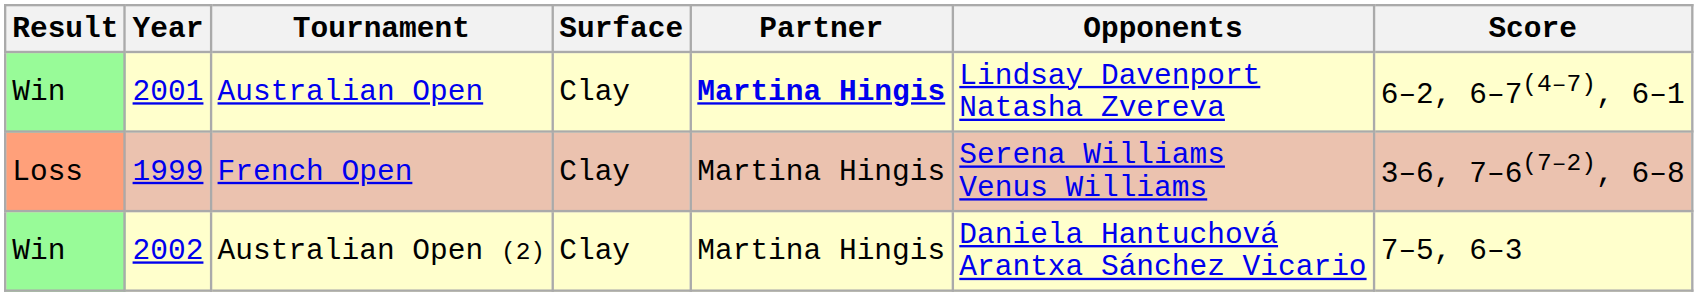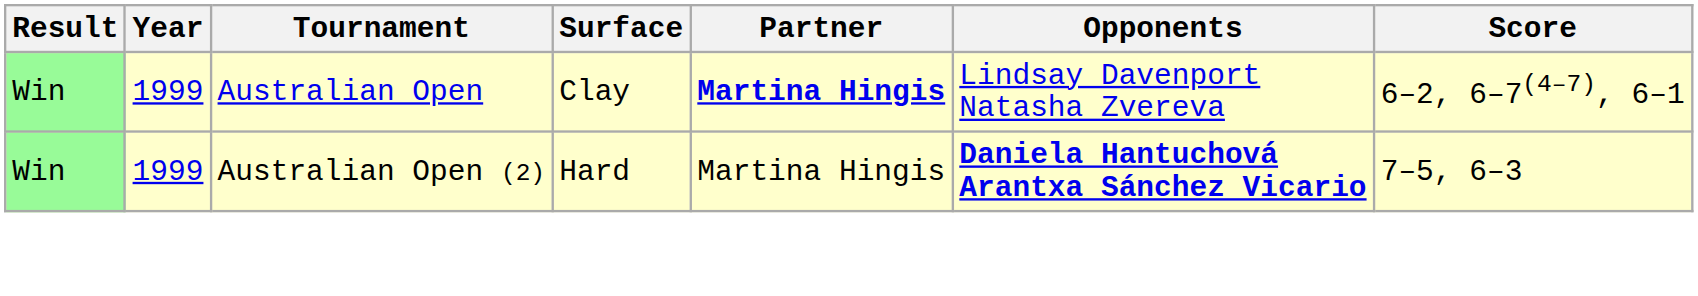(168, 91) 2001 -> (168, 91) 1999
- row: (315, 171)
(168, 251) 2002 -> (168, 171) 1999
(595, 251) Clay -> (595, 171) Hard
(1163, 251) normal -> (1163, 171) bold
